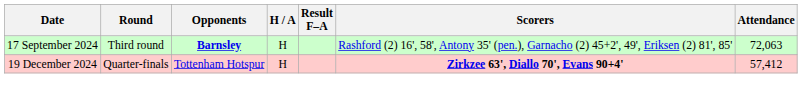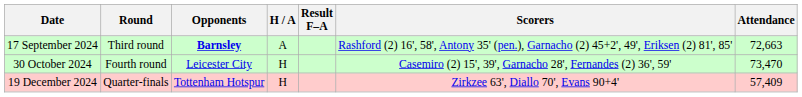(283, 45) H -> (283, 45) A
(766, 45) 72,063 -> (766, 45) 72,663
+ row: (52, 63)
(535, 63) bold -> (535, 82) normal
(766, 63) 57,412 -> (766, 82) 57,409
